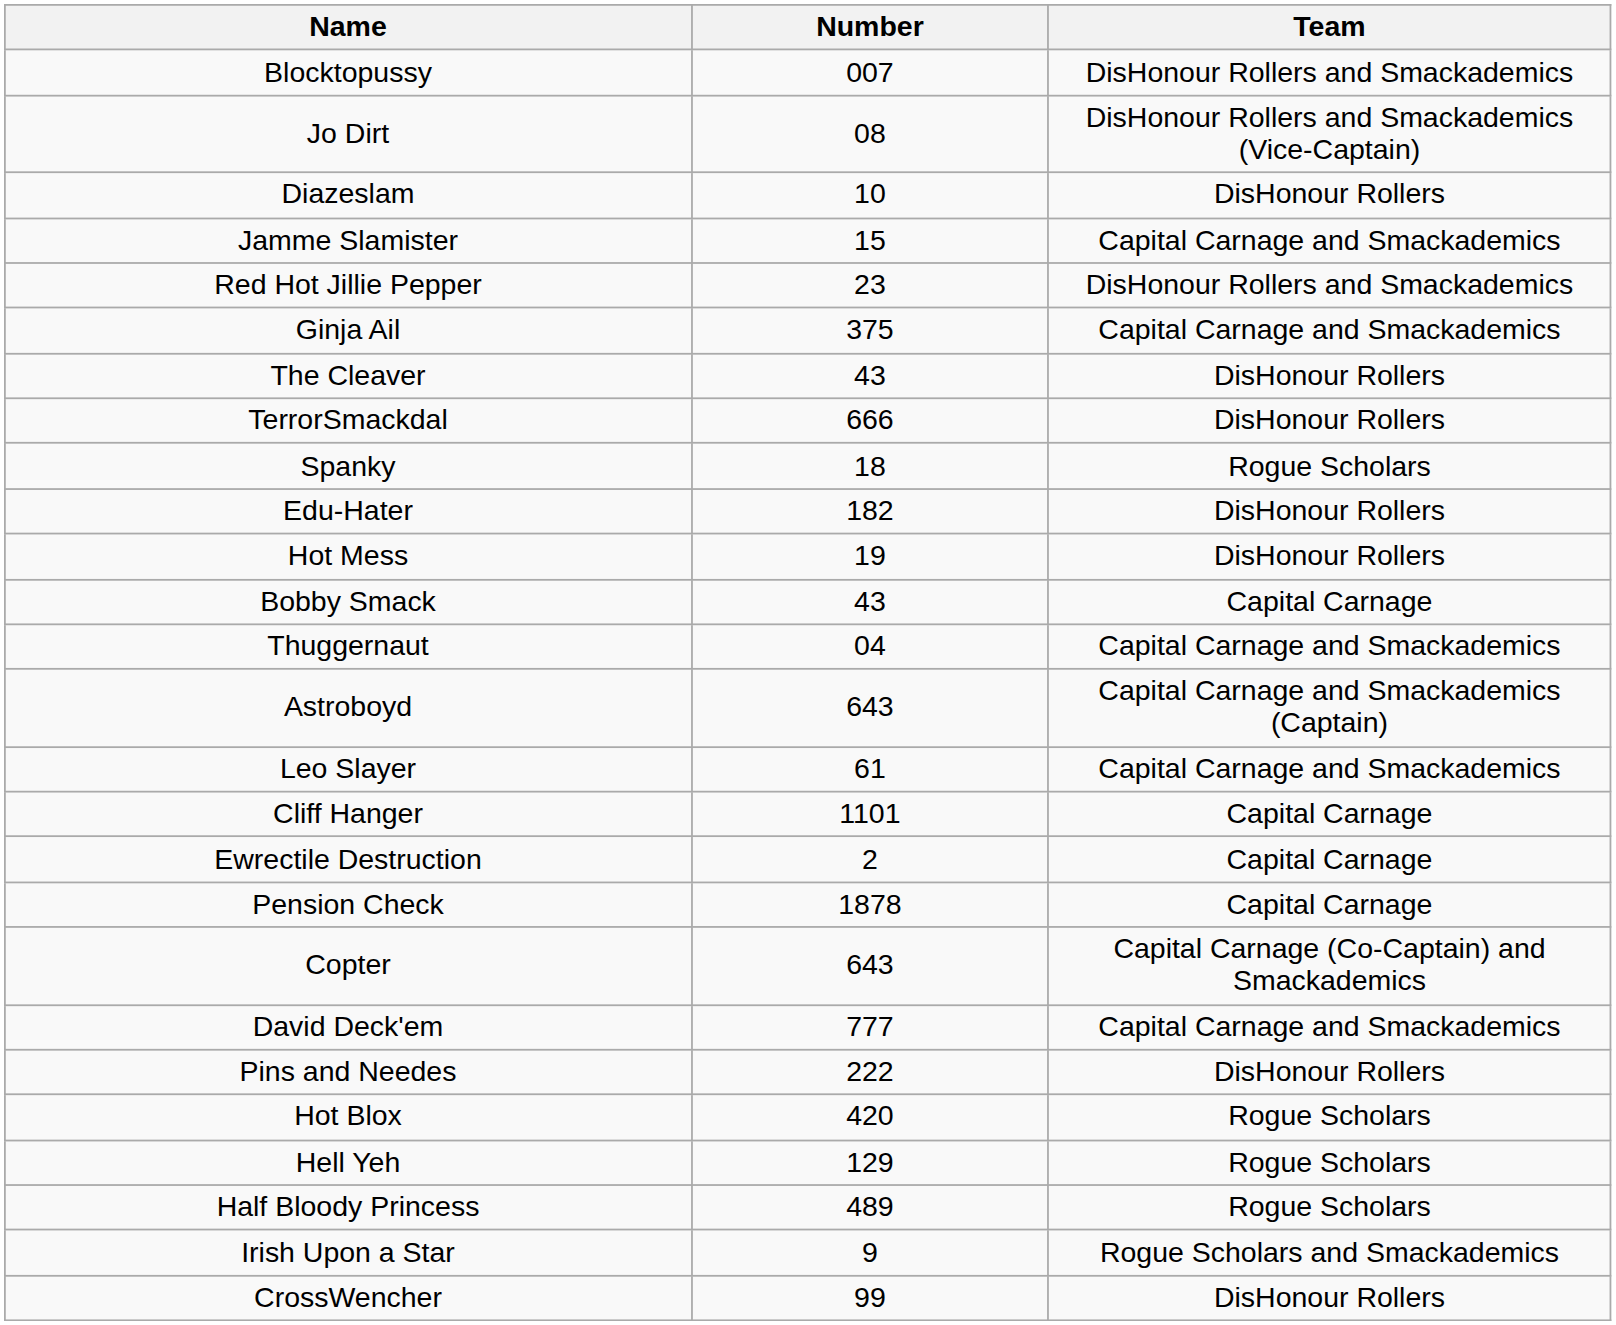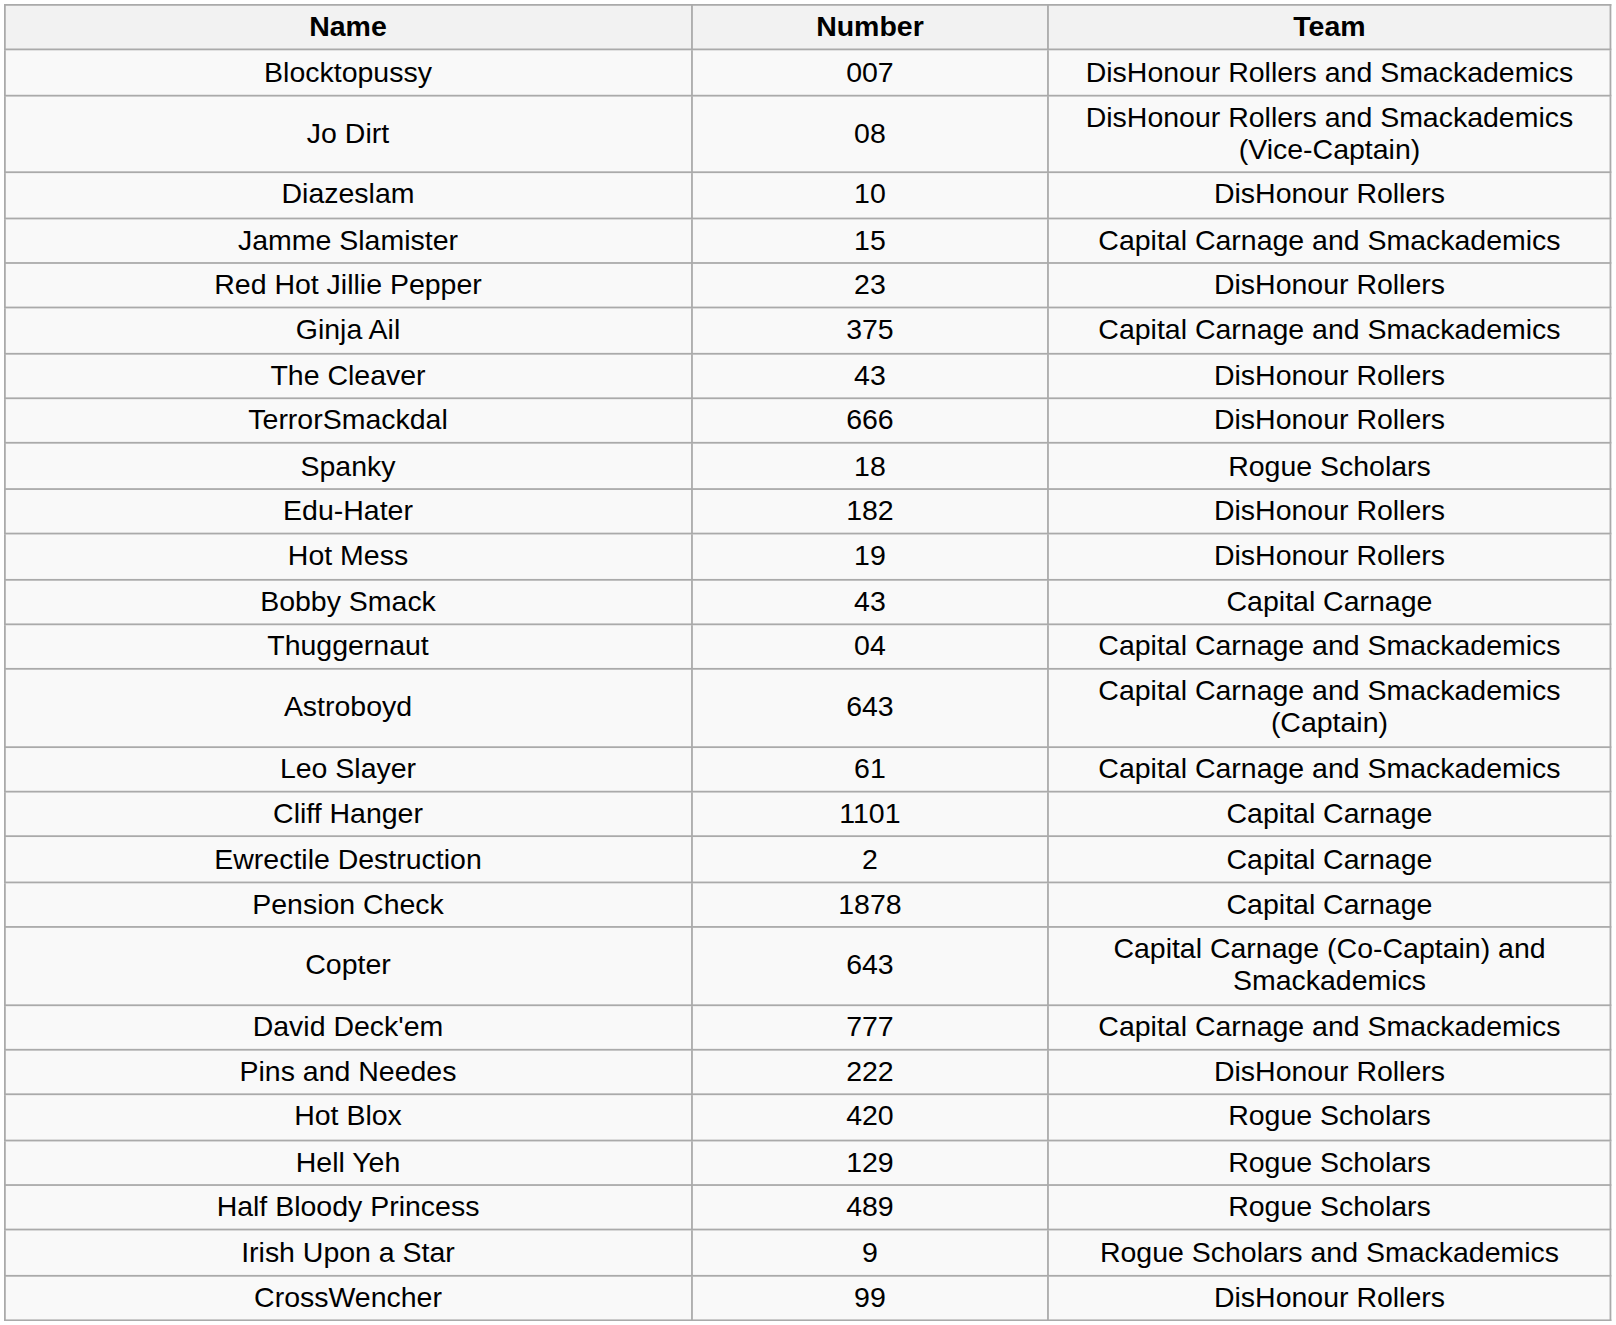(1329, 284) DisHonour Rollers and Smackademics -> (1329, 284) DisHonour Rollers
